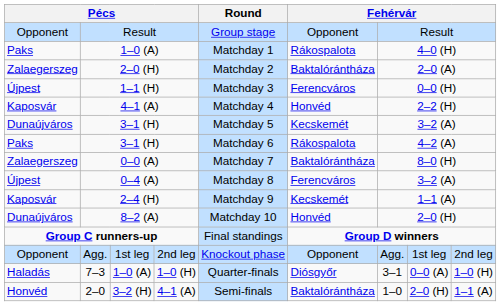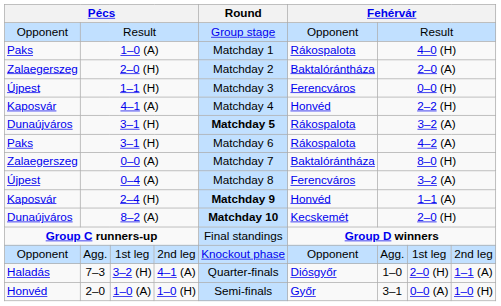(243, 124) normal -> (243, 124) bold
(319, 124) Kecskemét -> (323, 124) Rákospalota
(243, 198) normal -> (243, 198) bold
(319, 198) Kecskemét -> (311, 198) Honvéd
(243, 217) normal -> (243, 217) bold
(311, 217) Honvéd -> (319, 217) Kecskemét
(132, 273) 1–0 (A) -> (132, 273) 3–2 (H)
(176, 273) 1–0 (H) -> (176, 273) 4–1 (A)
(392, 273) 3–1 -> (392, 273) 1–0
(429, 273) 0–0 (A) -> (429, 273) 2–0 (H)
(473, 273) 1–0 (H) -> (473, 273) 1–1 (A)
(132, 291) 3–2 (H) -> (132, 291) 1–0 (A)
(176, 291) 4–1 (A) -> (176, 291) 1–0 (H)
(333, 291) Baktalórántháza -> (303, 291) Győr
(392, 291) 1–0 -> (392, 291) 3–1
(429, 291) 2–0 (H) -> (429, 291) 0–0 (A)
(473, 291) 1–1 (A) -> (473, 291) 1–0 (H)
